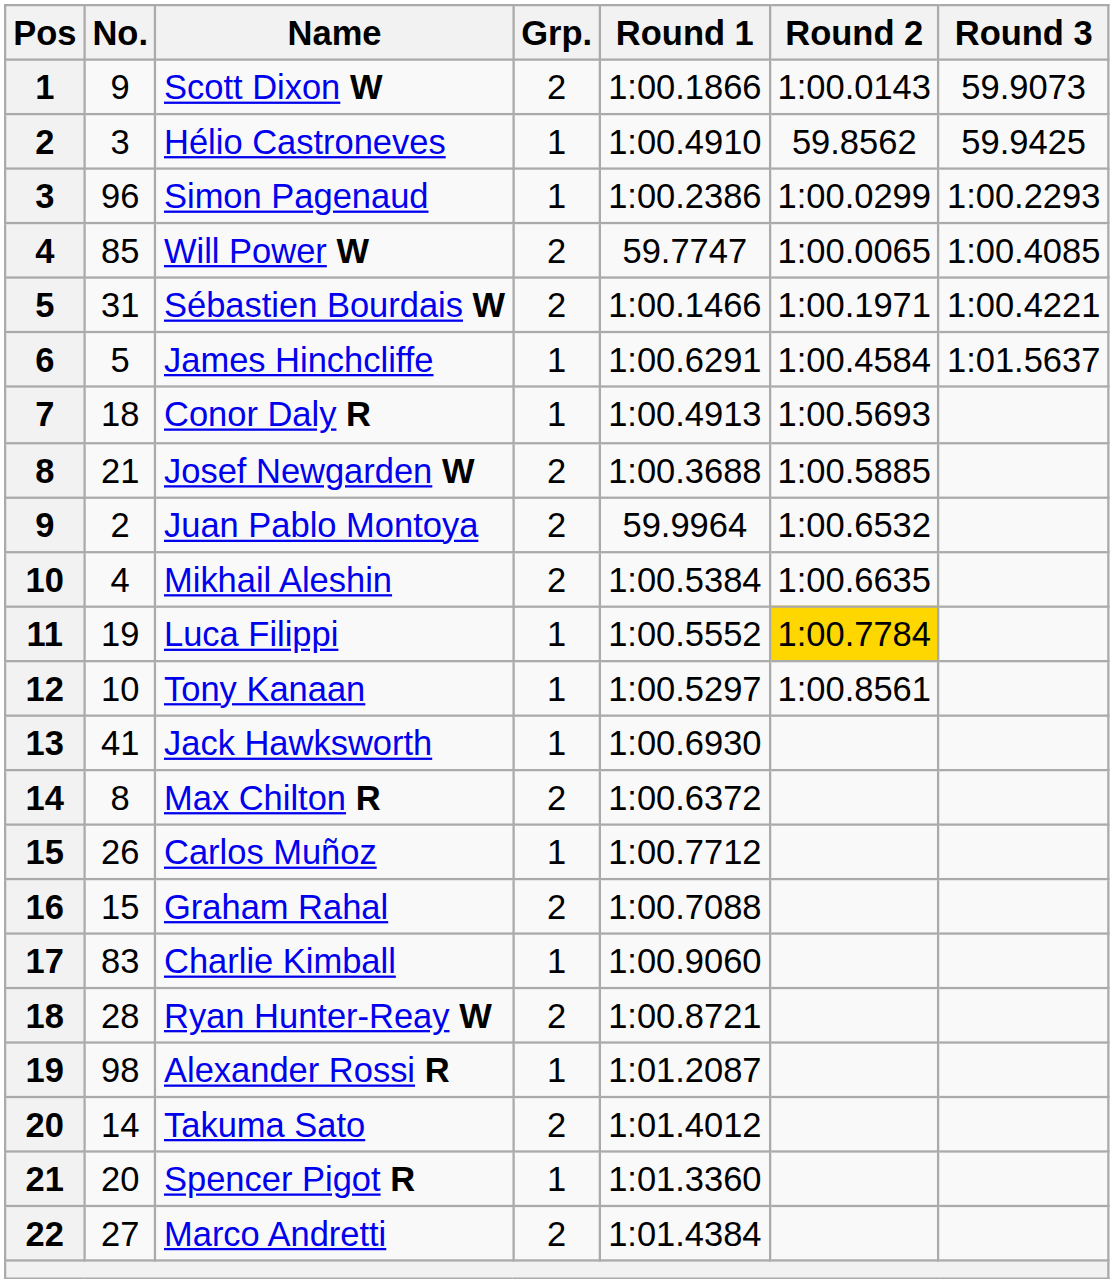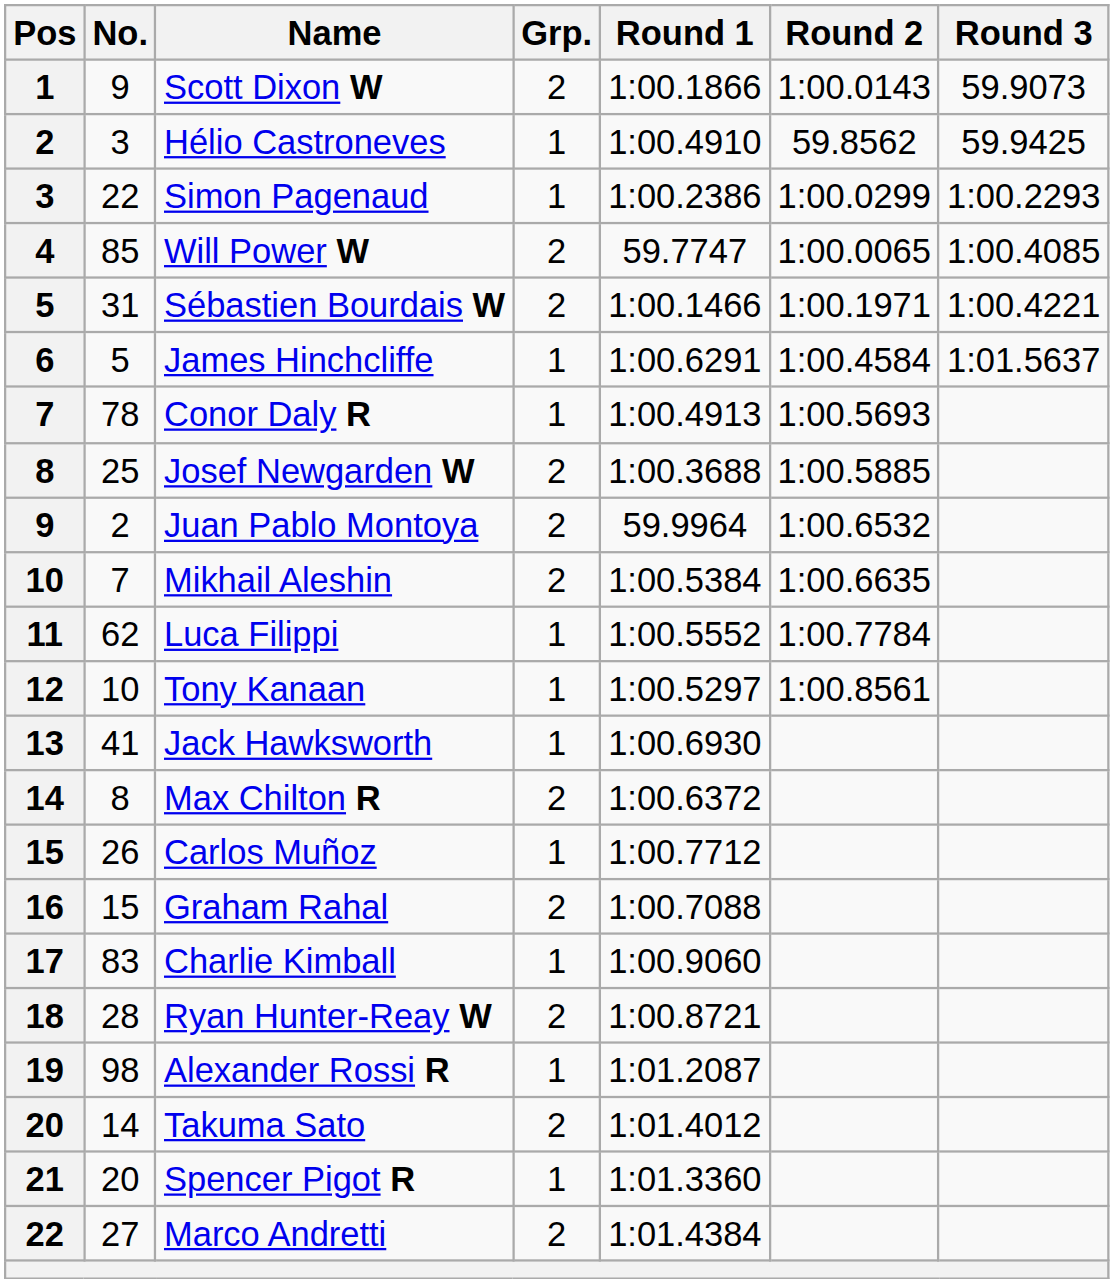(120, 196) 96 -> (120, 196) 22
(120, 415) 18 -> (120, 415) 78
(120, 470) 21 -> (120, 470) 25
(120, 579) 4 -> (120, 579) 7
(120, 633) 19 -> (120, 633) 62
(854, 633) gold background -> (854, 633) no background
